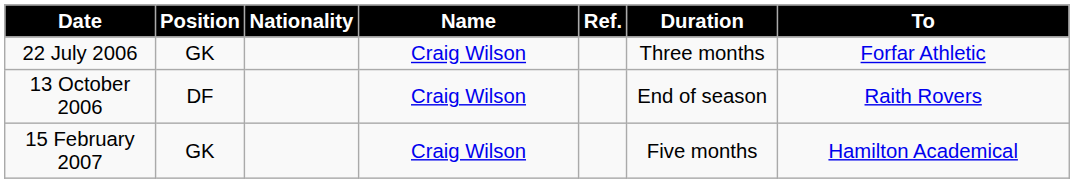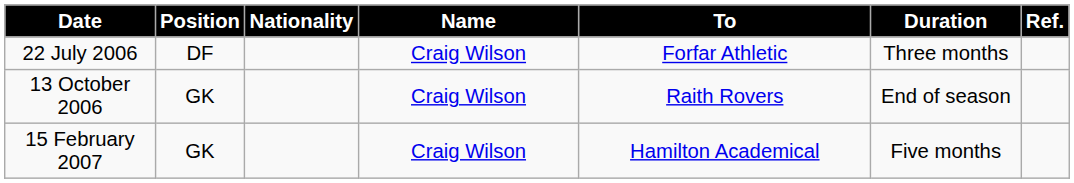columns swapped: (923, 21) <-> (603, 21)
(200, 53) GK -> (200, 53) DF
(200, 97) DF -> (200, 97) GK
